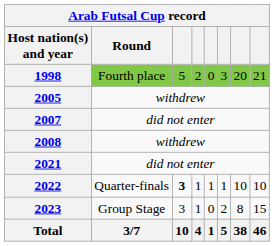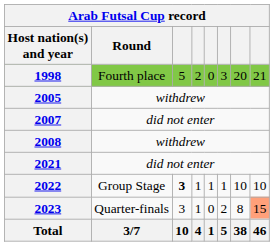(132, 185) Quarter-finals -> (132, 185) Group Stage
(132, 207) Group Stage -> (132, 207) Quarter-finals
(260, 207) no background -> (260, 207) lightsalmon background
